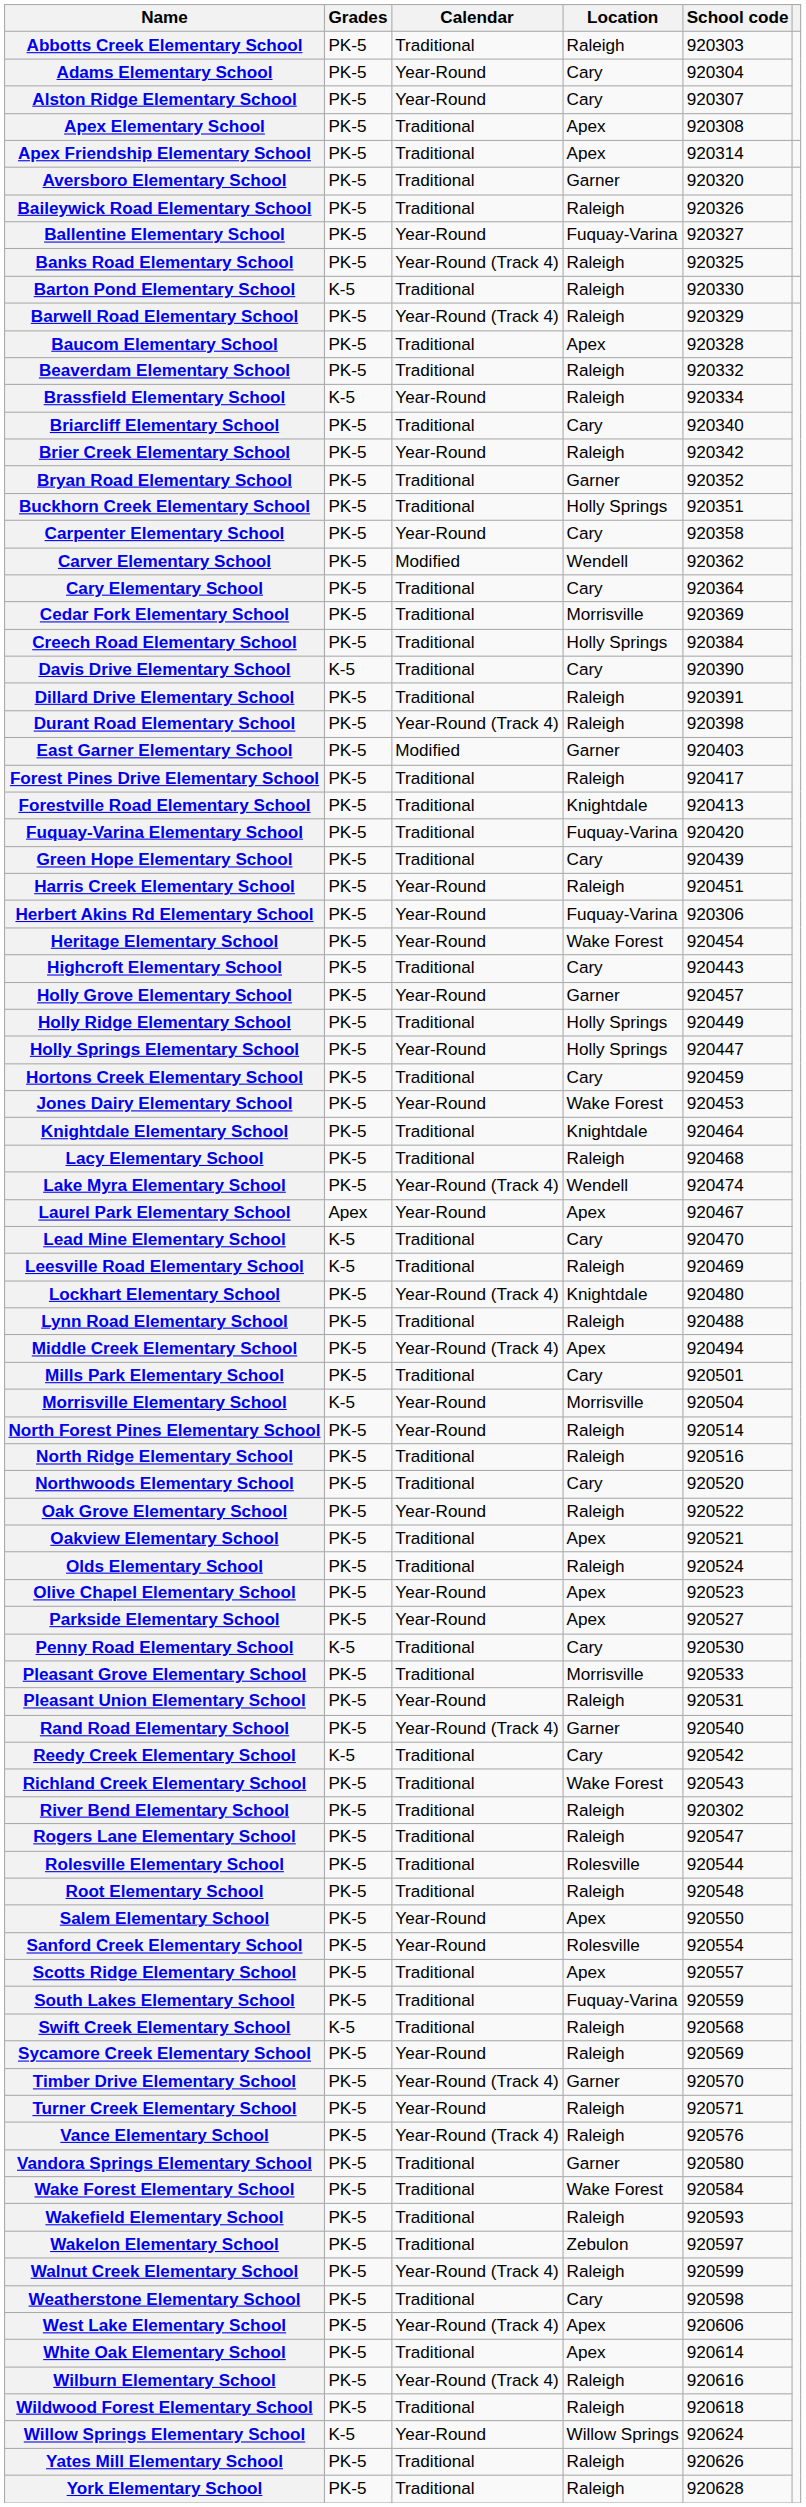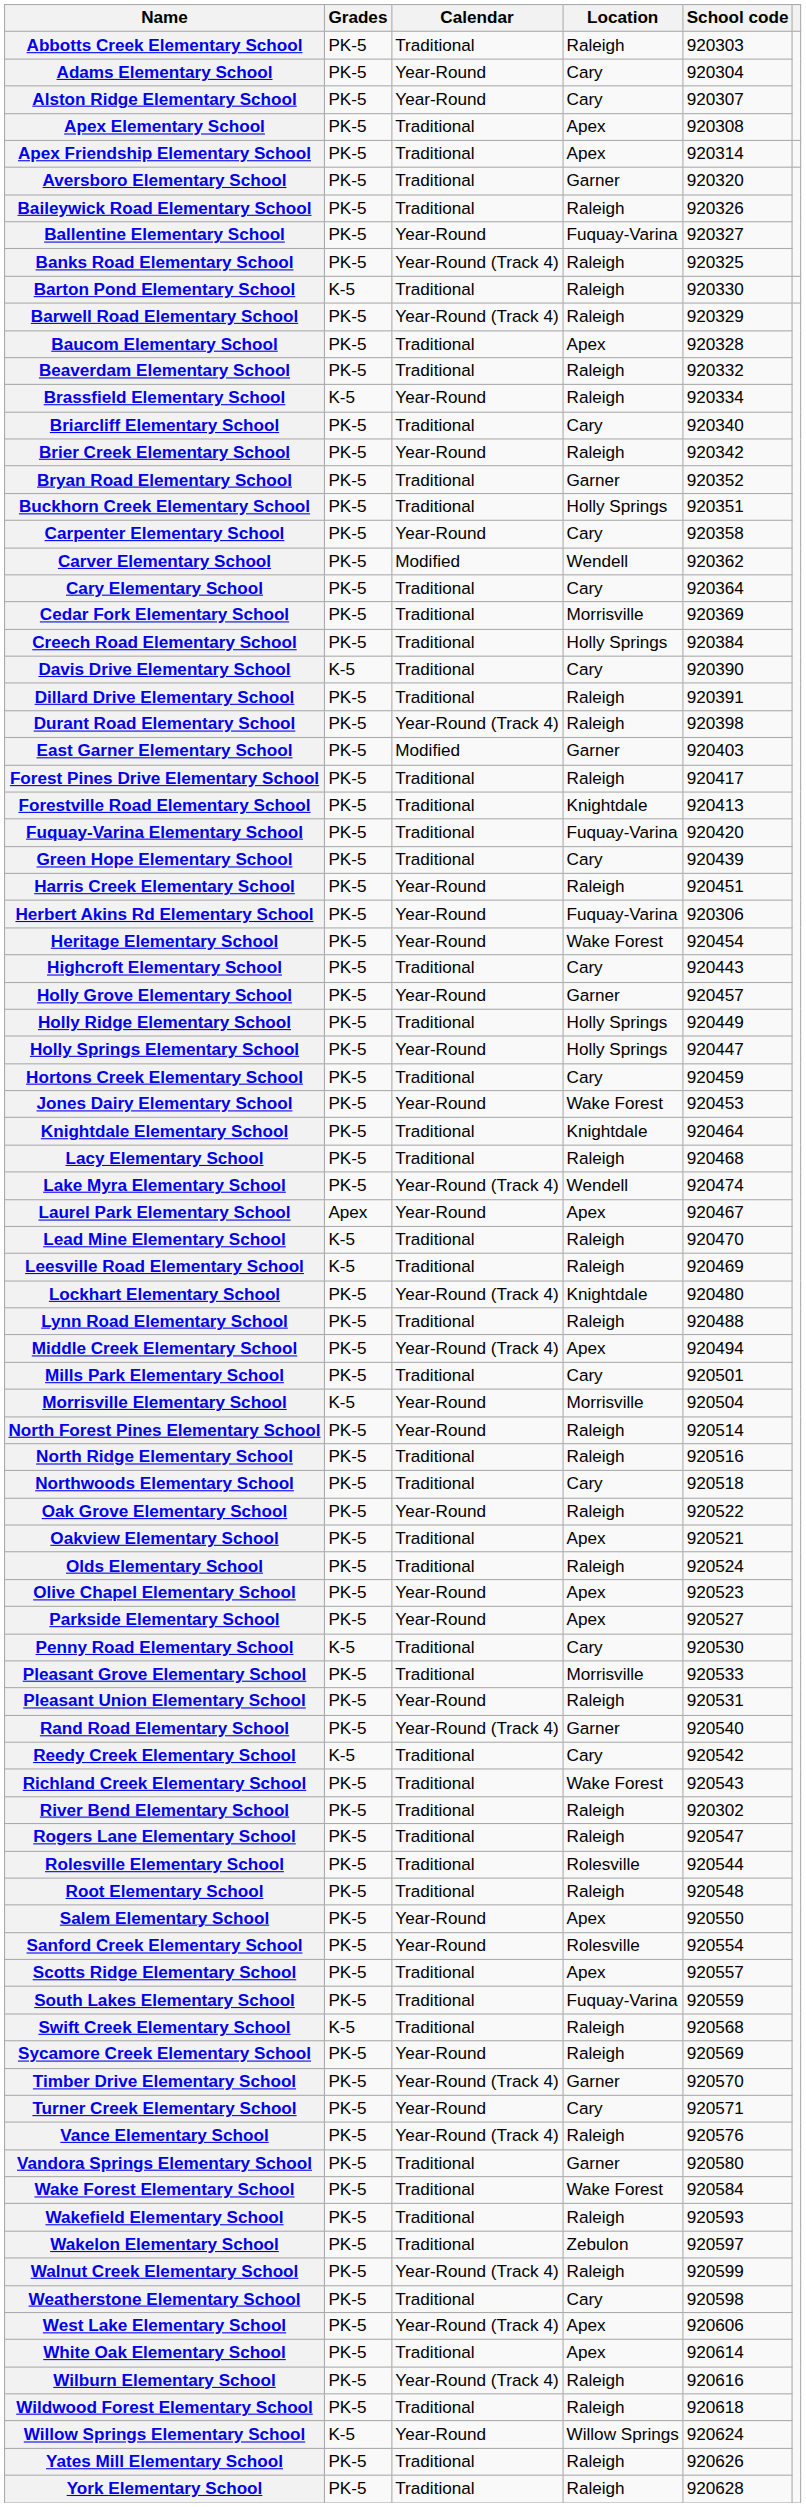(585, 1239) Cary -> (596, 1239) Raleigh
(715, 1484) 920520 -> (715, 1484) 920518
(596, 2108) Raleigh -> (585, 2108) Cary
